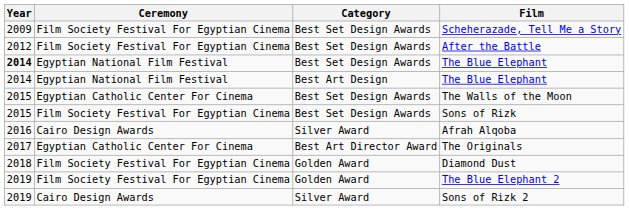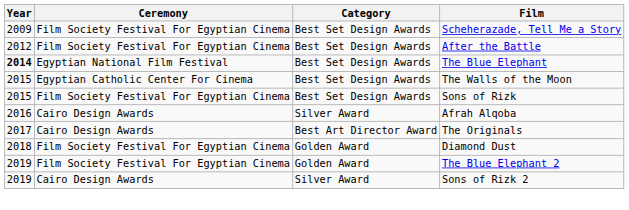- row: (341, 80)
(145, 147) Egyptian Catholic Center For Cinema -> (95, 130) Cairo Design Awards
